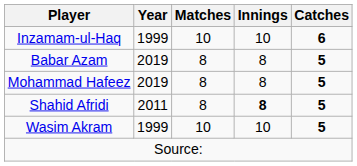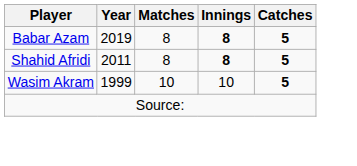- row: (69, 37)
(263, 60) normal -> (226, 37) bold
- row: (69, 82)
